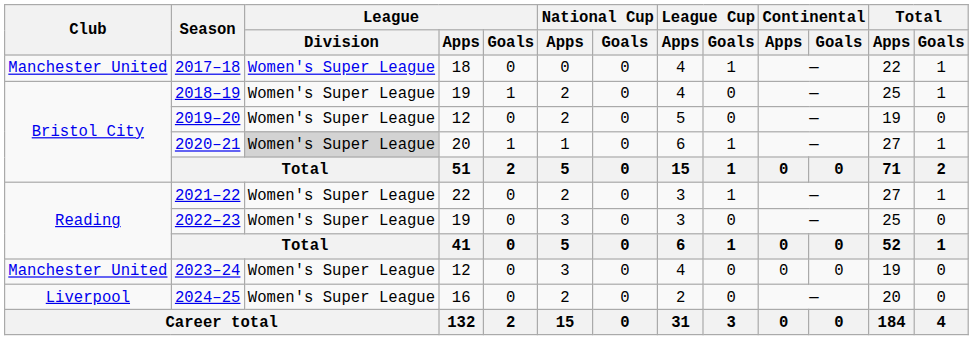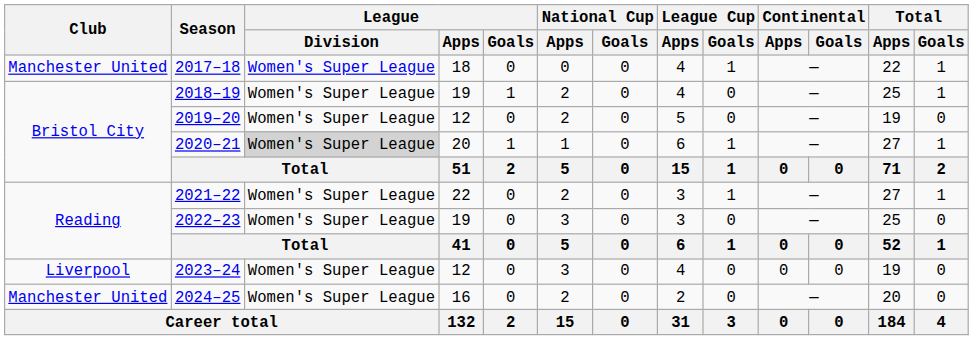(88, 272) Manchester United -> (88, 272) Liverpool
(88, 297) Liverpool -> (88, 297) Manchester United
